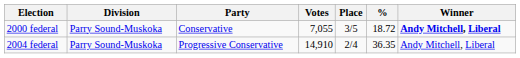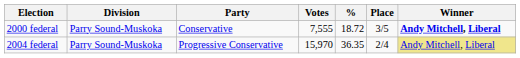columns swapped: (382, 12) <-> (351, 12)
(321, 28) 7,055 -> (321, 28) 7,555
(319, 45) 14,910 -> (319, 45) 15,970
(448, 45) no background -> (448, 45) khaki background
